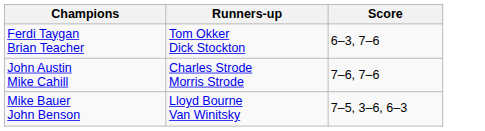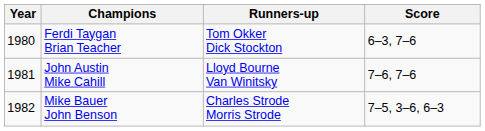+ column: (23, 14)
(211, 75) Charles Strode Morris Strode -> (243, 75) Lloyd Bourne Van Winitsky
(206, 108) Lloyd Bourne Van Winitsky -> (248, 108) Charles Strode Morris Strode
